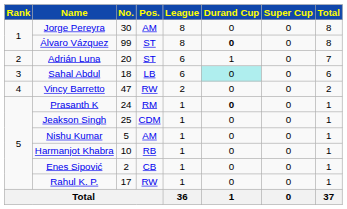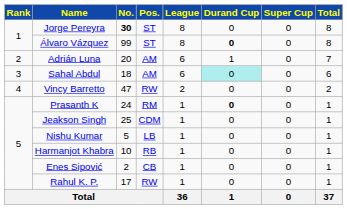(126, 28) normal -> (126, 28) bold
(150, 28) AM -> (150, 28) ST
(150, 58) ST -> (150, 58) AM
(150, 74) LB -> (150, 74) AM
(150, 135) AM -> (150, 135) LB
